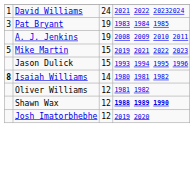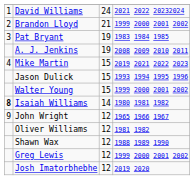+ row: (46, 24)
(9, 50) 5 -> (9, 63) 4
+ row: (44, 90)
+ row: (42, 116)
(142, 103) bold -> (142, 142) normal
+ row: (39, 155)
